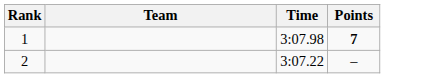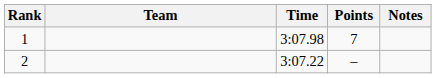+ column: (405, 15)
(354, 38) bold -> (354, 38) normal
